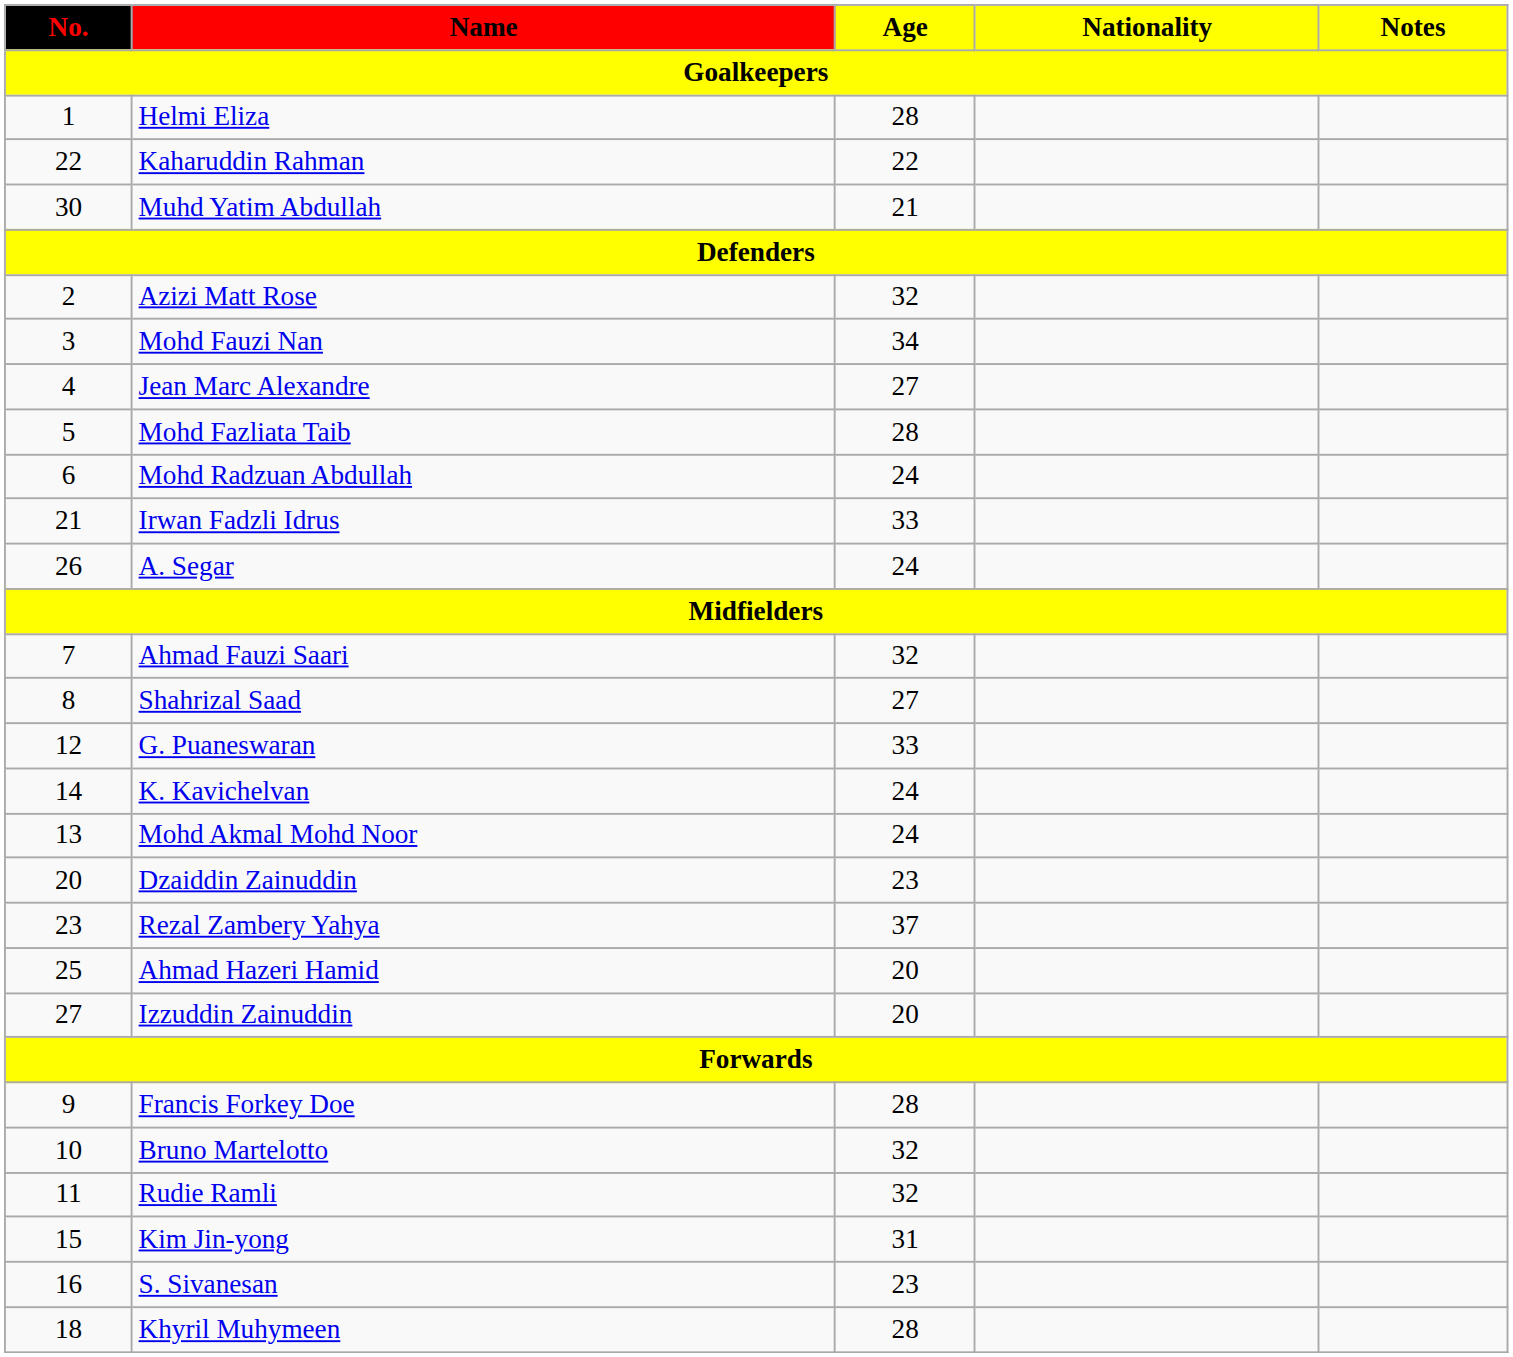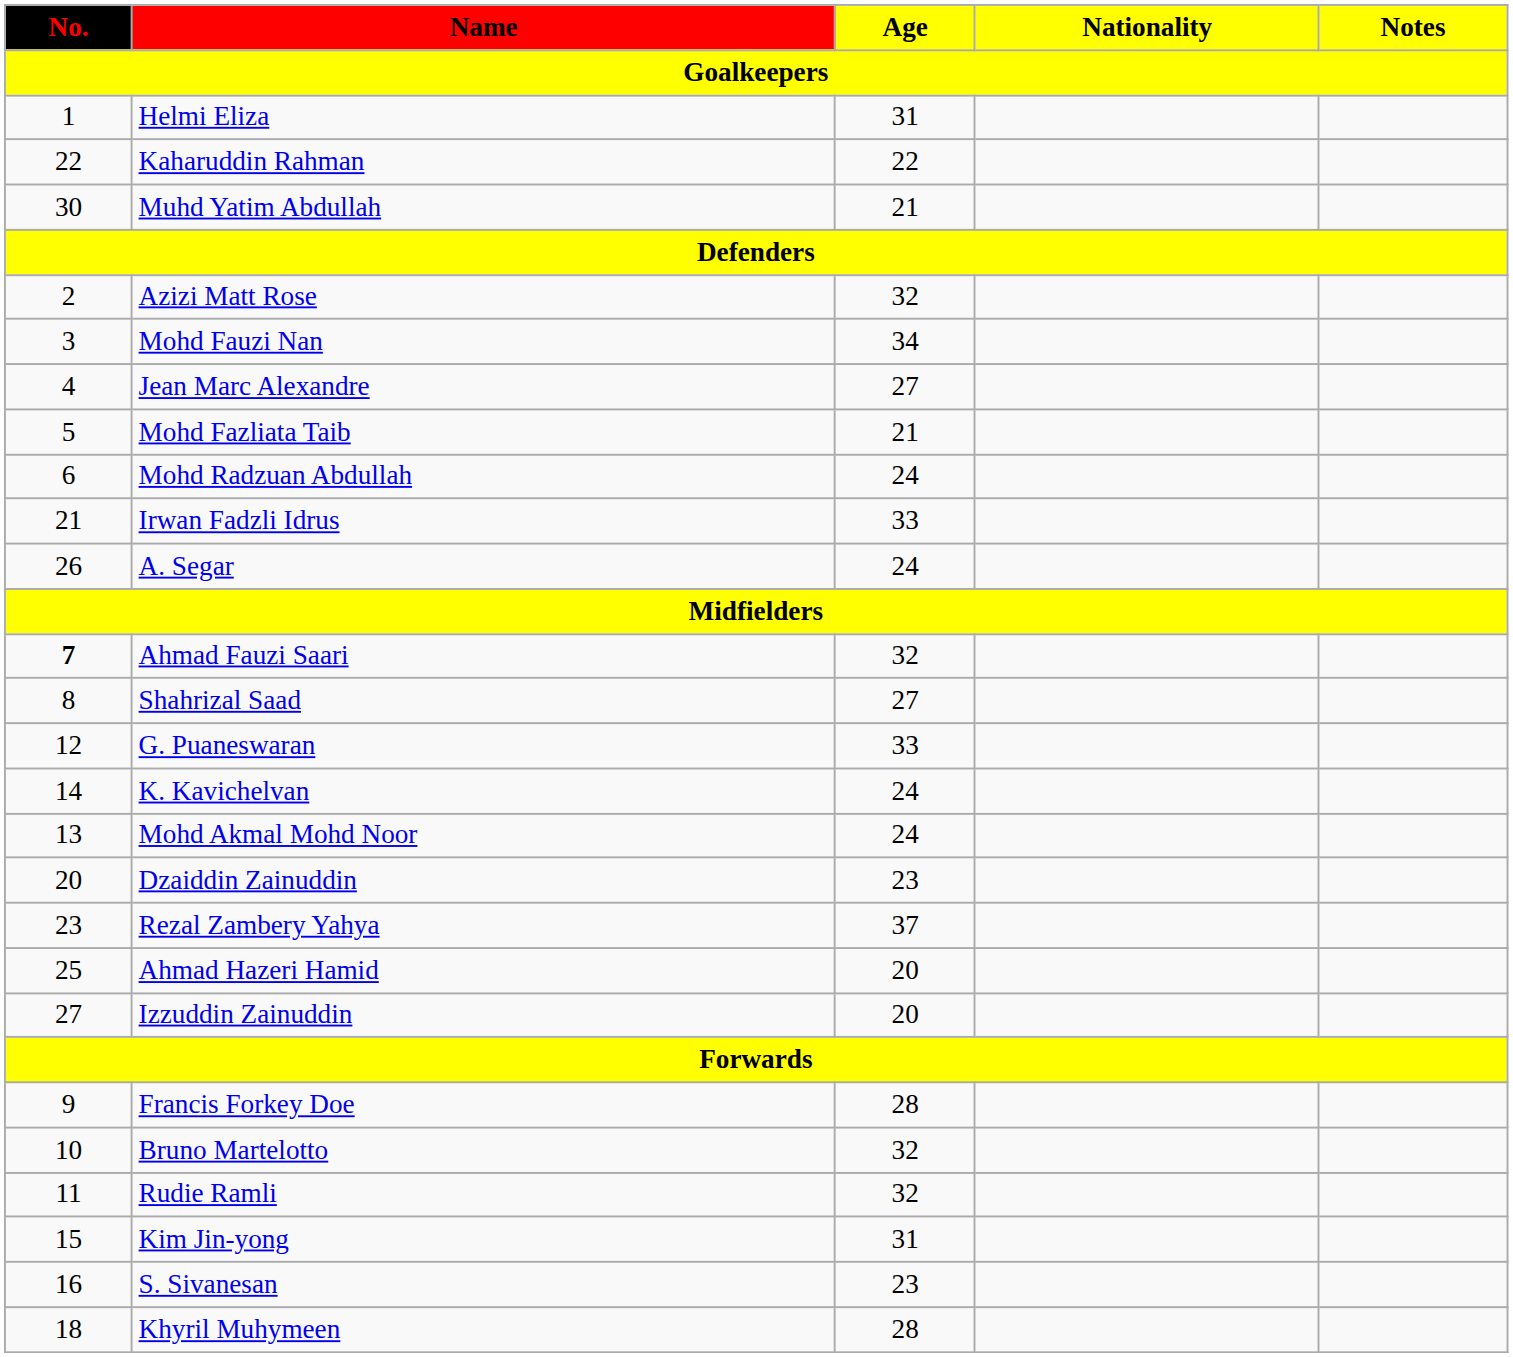(905, 117) 28 -> (905, 117) 31
(905, 431) 28 -> (905, 431) 21
(69, 655) normal -> (69, 655) bold
